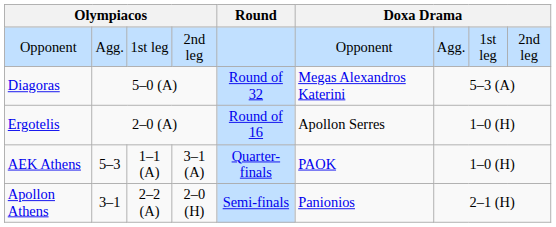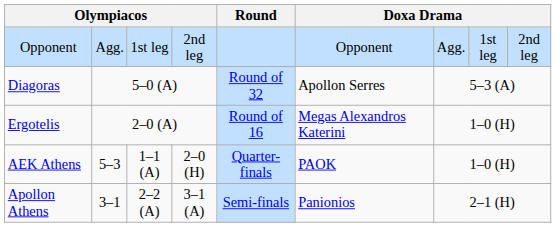(352, 85) Megas Alexandros Katerini -> (342, 85) Apollon Serres
(342, 124) Apollon Serres -> (352, 124) Megas Alexandros Katerini
(194, 163) 3–1 (A) -> (194, 163) 2–0 (H)
(194, 203) 2–0 (H) -> (194, 203) 3–1 (A)
